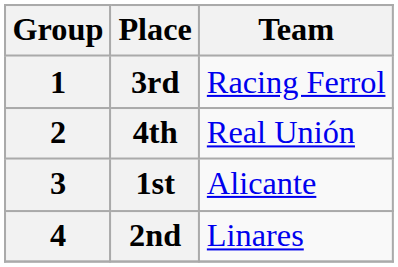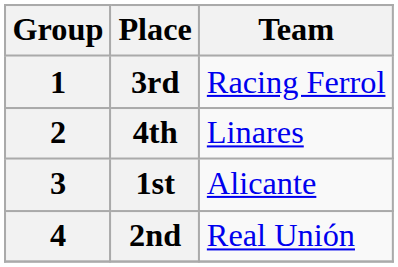(281, 132) Real Unión -> (255, 132) Linares
(255, 235) Linares -> (281, 235) Real Unión
